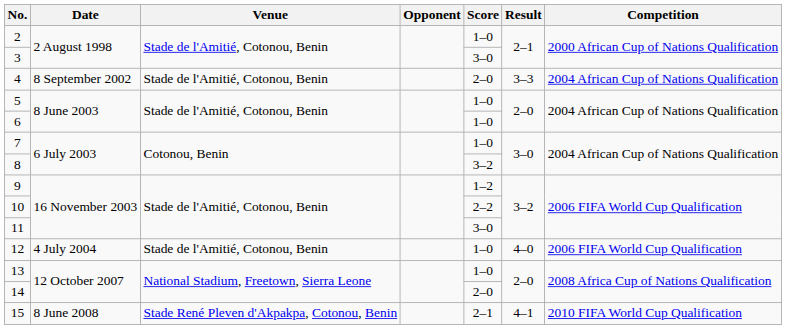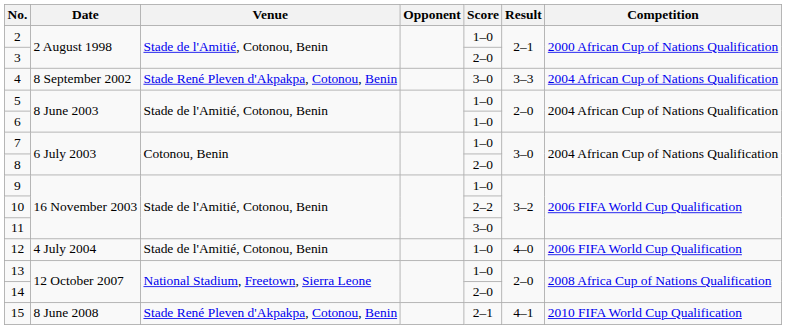(483, 57) 3–0 -> (483, 57) 2–0
(236, 79) Stade de l'Amitié, Cotonou, Benin -> (270, 79) Stade René Pleven d'Akpakpa, Cotonou, Benin
(483, 79) 2–0 -> (483, 79) 3–0
(483, 164) 3–2 -> (483, 164) 2–0
(483, 185) 1–2 -> (483, 185) 1–0
